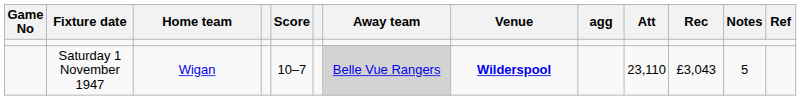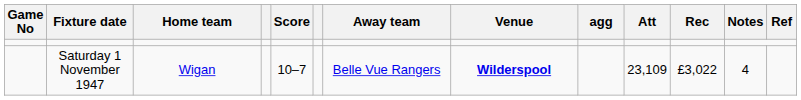(387, 70) lightgrey background -> (387, 70) no background
(647, 70) 23,110 -> (647, 70) 23,109
(696, 70) £3,043 -> (697, 70) £3,022
(745, 70) 5 -> (745, 70) 4
